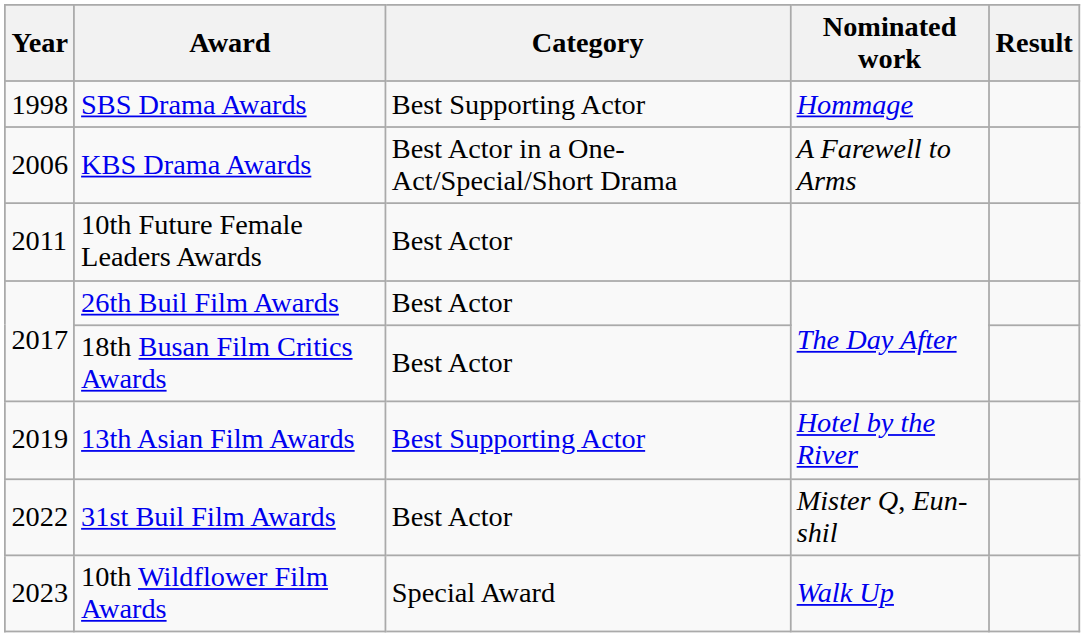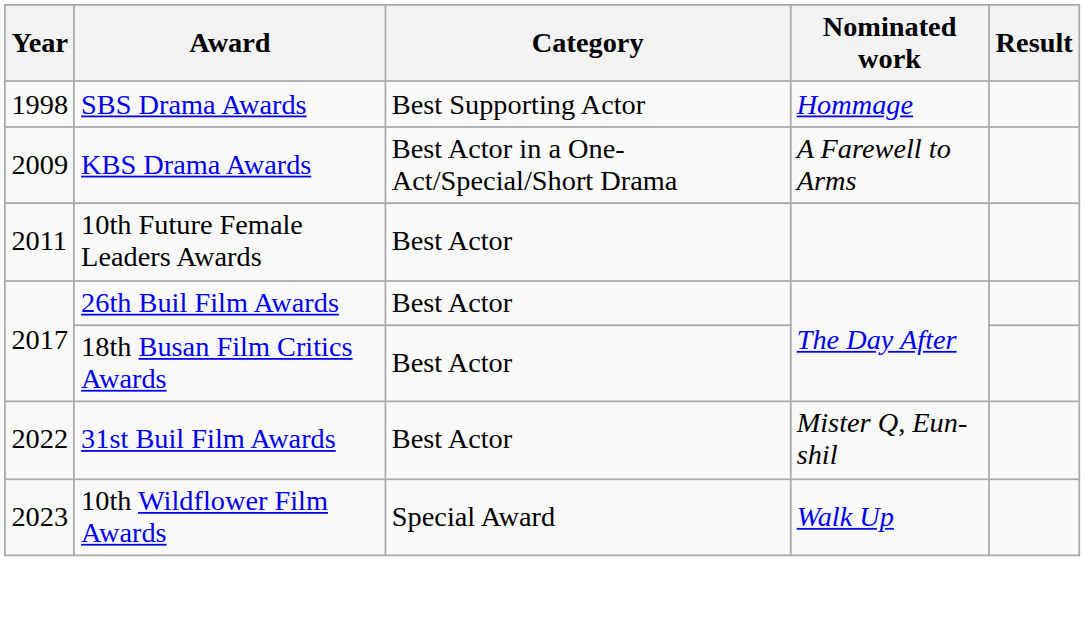(40, 164) 2006 -> (40, 164) 2009
- row: (218, 439)
